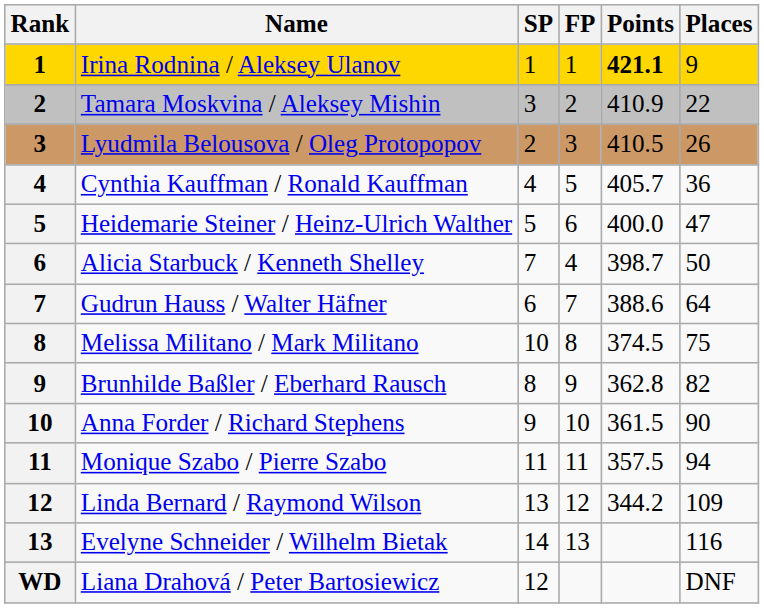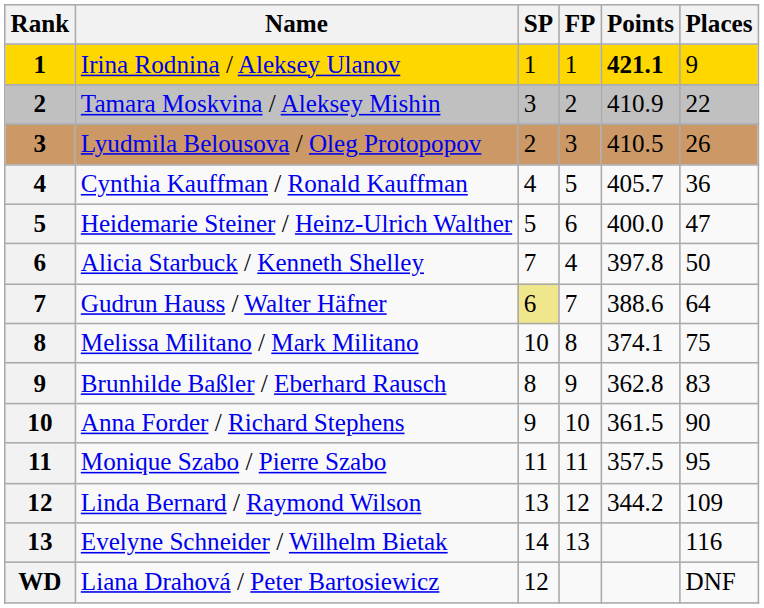(635, 263) 398.7 -> (635, 263) 397.8
(530, 303) no background -> (530, 303) khaki background
(635, 343) 374.5 -> (635, 343) 374.1
(698, 382) 82 -> (698, 382) 83
(698, 462) 94 -> (698, 462) 95
